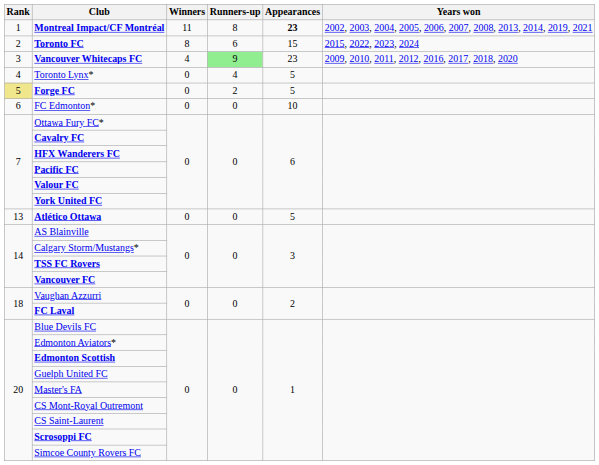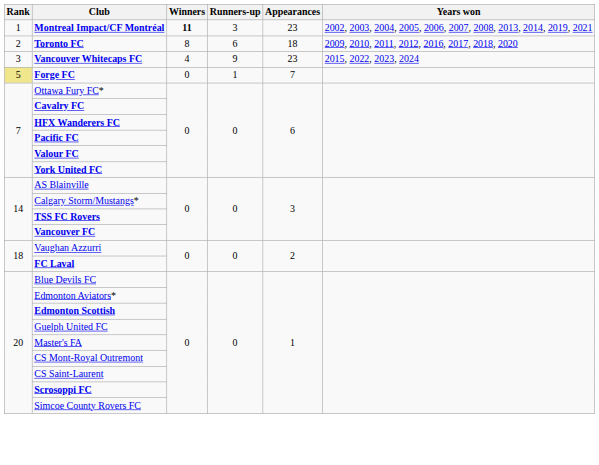(187, 28) normal -> (187, 28) bold
(235, 28) 8 -> (235, 28) 3
(293, 28) bold -> (293, 28) normal
(293, 43) 15 -> (293, 43) 18
(372, 43) 2015, 2022, 2023, 2024 -> (421, 43) 2009, 2010, 2011, 2012, 2016, 2017, 2018, 2020
(235, 59) lightgreen background -> (235, 59) no background
(421, 59) 2009, 2010, 2011, 2012, 2016, 2017, 2018, 2020 -> (372, 59) 2015, 2022, 2023, 2024
- row: (64, 75)
(235, 91) 2 -> (235, 75) 1
(293, 91) 5 -> (293, 75) 7
- row: (65, 106)
- row: (68, 216)
